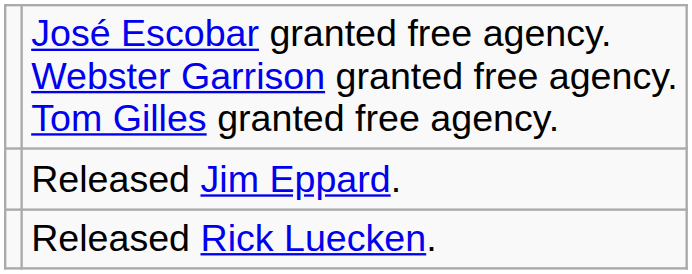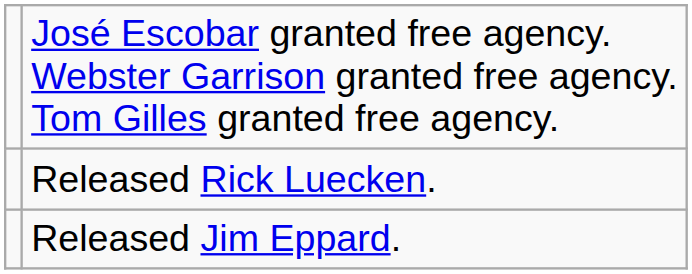rows swapped: (216, 178) <-> (234, 238)
